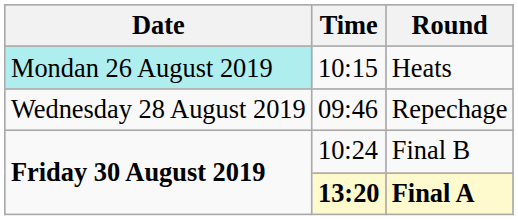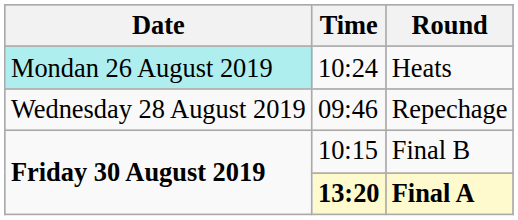(348, 67) 10:15 -> (348, 67) 10:24
(348, 151) 10:24 -> (348, 151) 10:15
